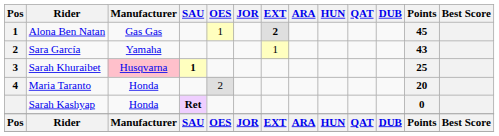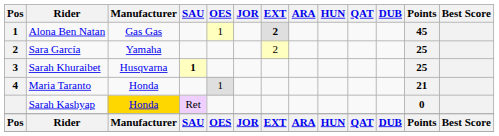(275, 49) 1 -> (275, 49) 2
(422, 49) 43 -> (422, 49) 25
(144, 67) pink background -> (144, 67) no background
(220, 85) 2 -> (220, 85) 1
(422, 85) 20 -> (422, 85) 21
(144, 104) no background -> (144, 104) gold background
(193, 104) bold -> (193, 104) normal
